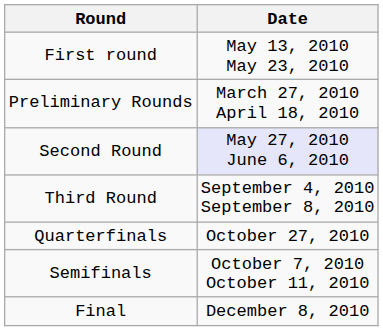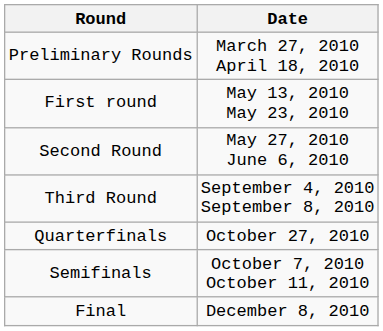rows swapped: (101, 104) <-> (101, 56)
(288, 151) lavender background -> (288, 151) no background
